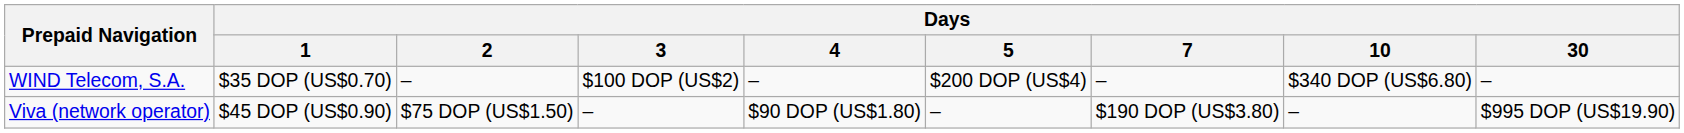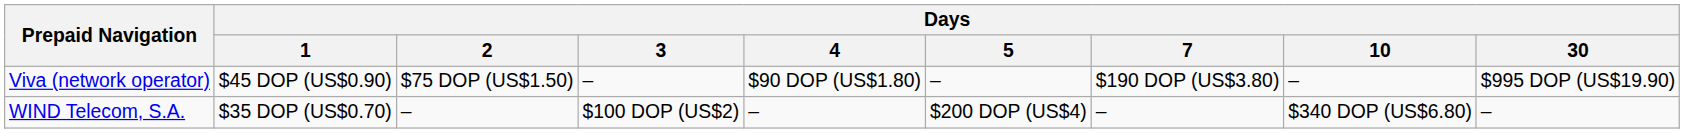rows swapped: (109, 111) <-> (97, 81)
